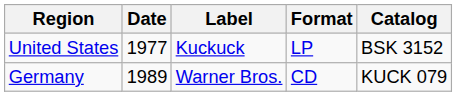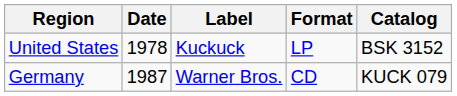(147, 47) 1977 -> (147, 47) 1978
(147, 76) 1989 -> (147, 76) 1987
